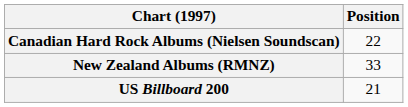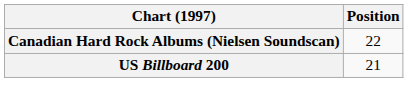- row: (174, 65)
